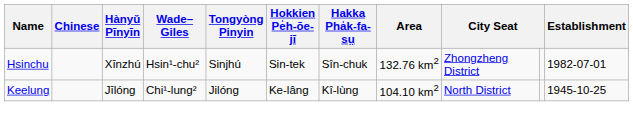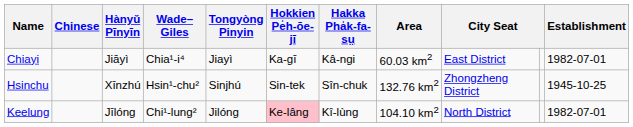+ row: (23, 59)
(577, 64) 1982-07-01 -> (577, 85) 1945-10-25
(289, 90) no background -> (289, 111) pink background
(577, 90) 1945-10-25 -> (577, 111) 1982-07-01
